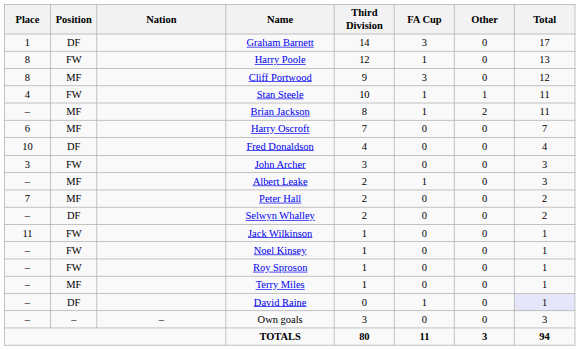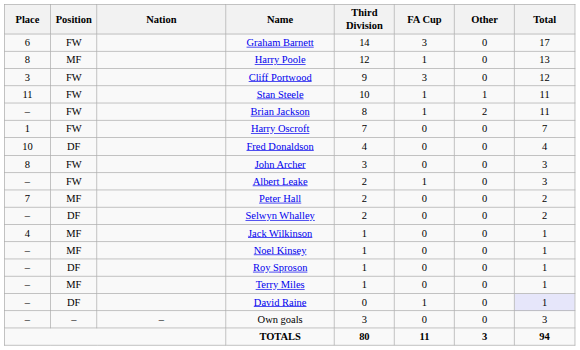(27, 43) 1 -> (27, 43) 6
(74, 43) DF -> (74, 43) FW
(74, 60) FW -> (74, 60) MF
(27, 77) 8 -> (27, 77) 3
(74, 77) MF -> (74, 77) FW
(27, 94) 4 -> (27, 94) 11
(74, 112) MF -> (74, 112) FW
(27, 129) 6 -> (27, 129) 1
(74, 129) MF -> (74, 129) FW
(27, 164) 3 -> (27, 164) 8
(74, 181) MF -> (74, 181) FW
(27, 233) 11 -> (27, 233) 4
(74, 233) FW -> (74, 233) MF
(74, 250) FW -> (74, 250) MF
(74, 267) FW -> (74, 267) DF
